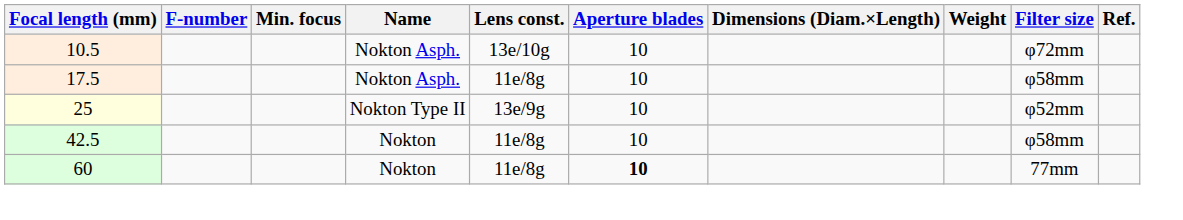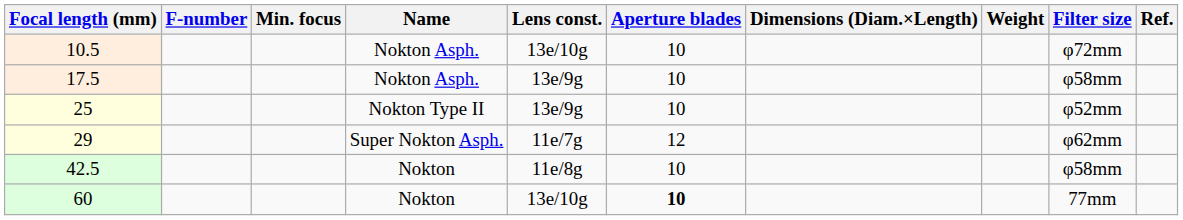(519, 79) 11e/8g -> (557, 79) 13e/9g
+ row: (83, 139)
(519, 169) 11e/8g -> (557, 199) 13e/10g
